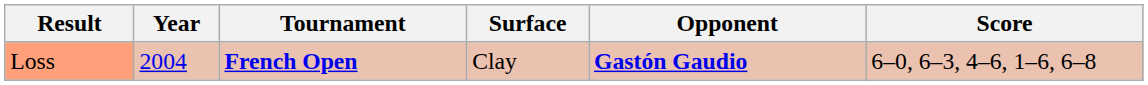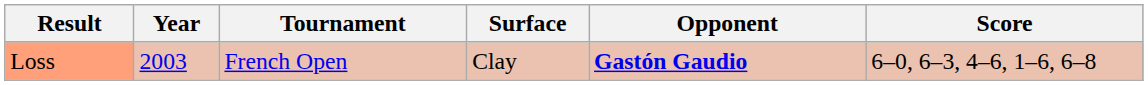(163, 60) 2004 -> (163, 60) 2003
(291, 60) bold -> (286, 60) normal
